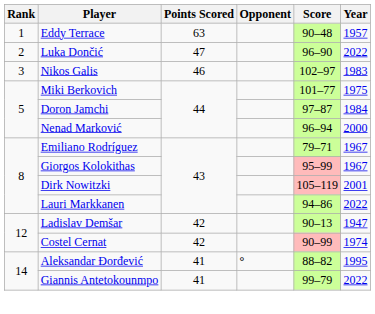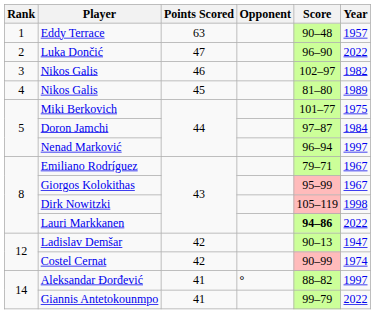(356, 71) 1983 -> (356, 71) 1982
+ row: (21, 90)
(356, 128) 2000 -> (356, 147) 1997
(356, 185) 2001 -> (356, 204) 1998
(317, 204) normal -> (317, 223) bold
(356, 261) 1995 -> (356, 280) 1997
